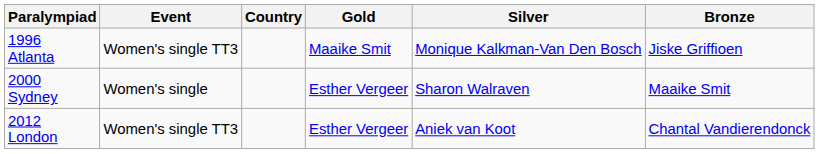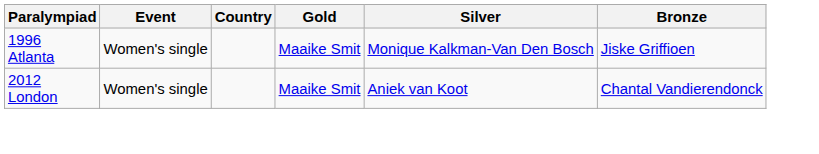(171, 48) Women's single TT3 -> (156, 48) Women's single
- row: (33, 89)
(171, 129) Women's single TT3 -> (156, 89) Women's single
(359, 129) Esther Vergeer -> (320, 89) Maaike Smit
